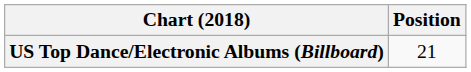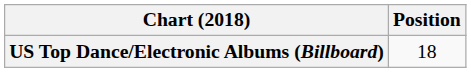(427, 51) 21 -> (427, 51) 18
